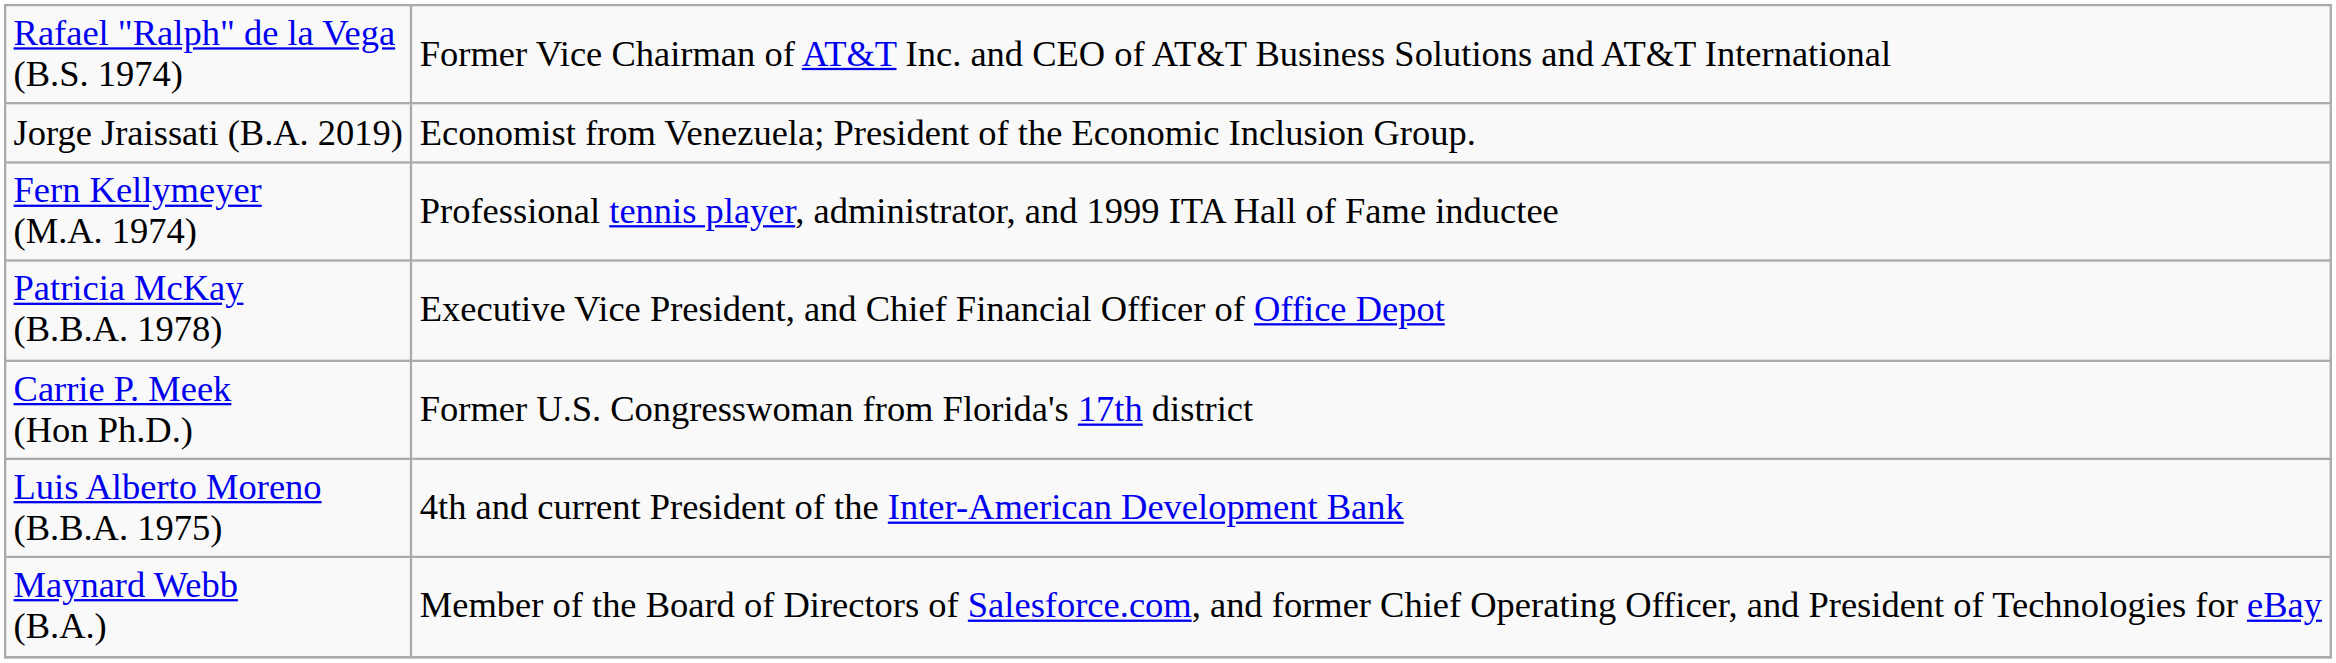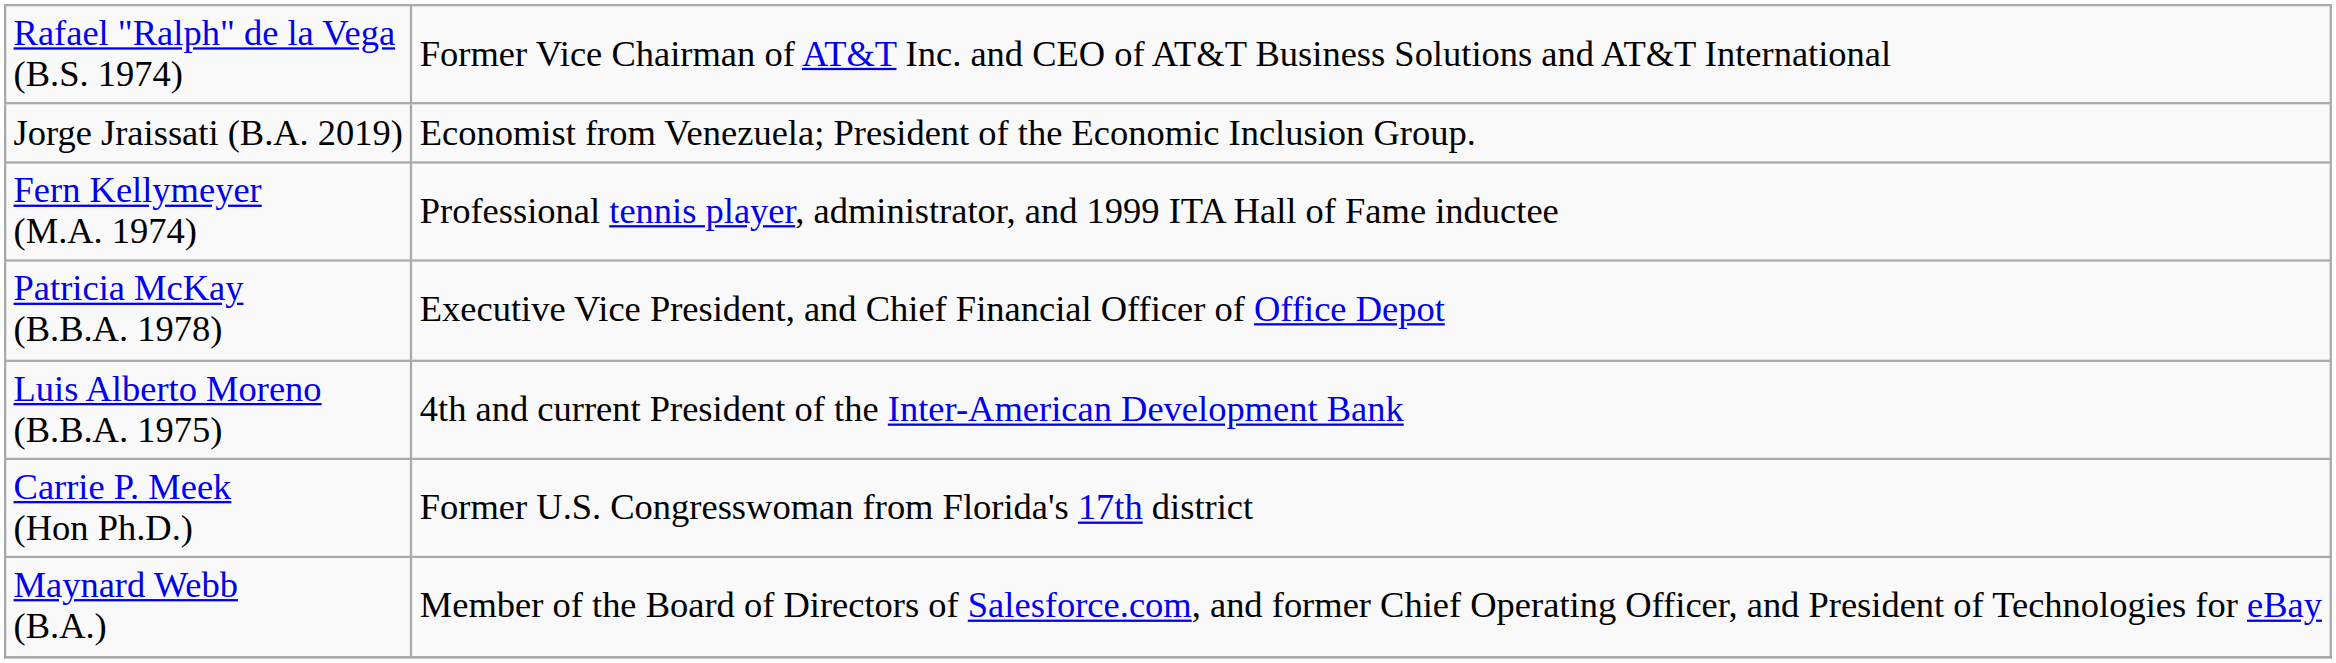rows swapped: (122, 408) <-> (168, 507)
